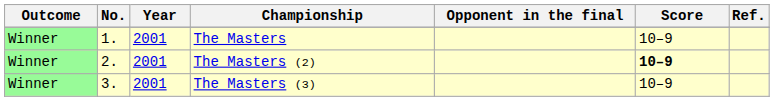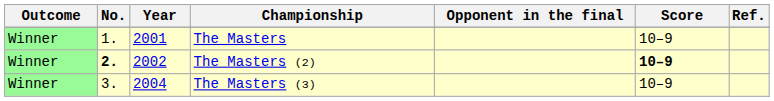(109, 62) normal -> (109, 62) bold
(150, 62) 2001 -> (150, 62) 2002
(150, 85) 2001 -> (150, 85) 2004
